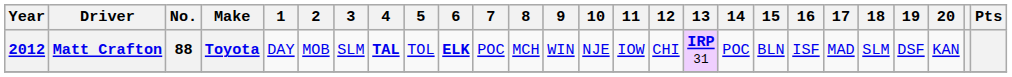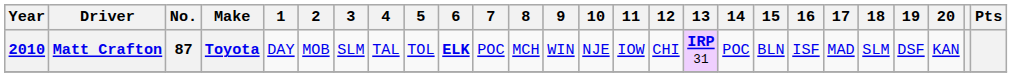(27, 50) 2012 -> (27, 50) 2010
(184, 50) 88 -> (184, 50) 87
(386, 50) bold -> (386, 50) normal
